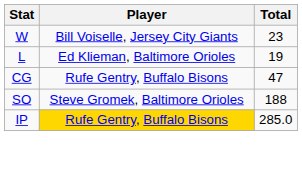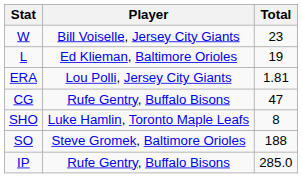+ row: (23, 78)
+ row: (23, 120)
(147, 120) gold background -> (148, 162) no background
